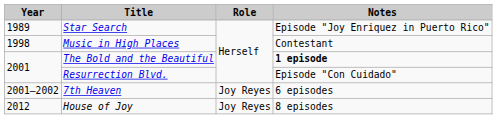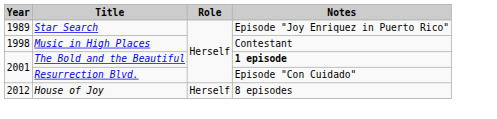- row: (92, 91)
(245, 106) Joy Reyes -> (210, 91) Herself
